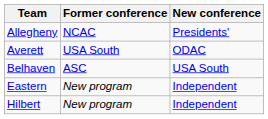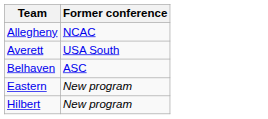- column: (217, 13)
